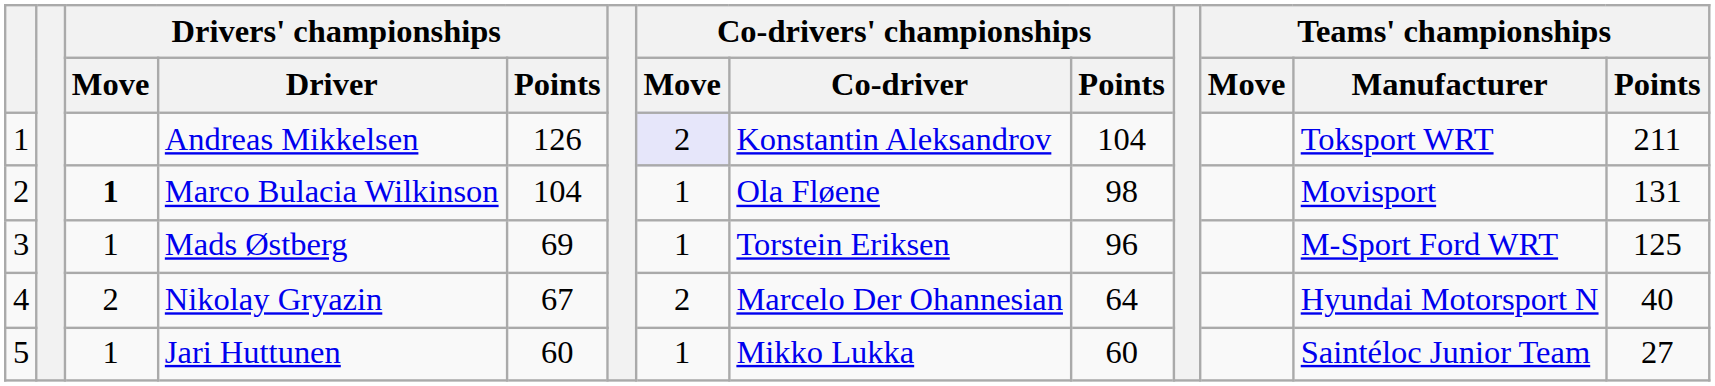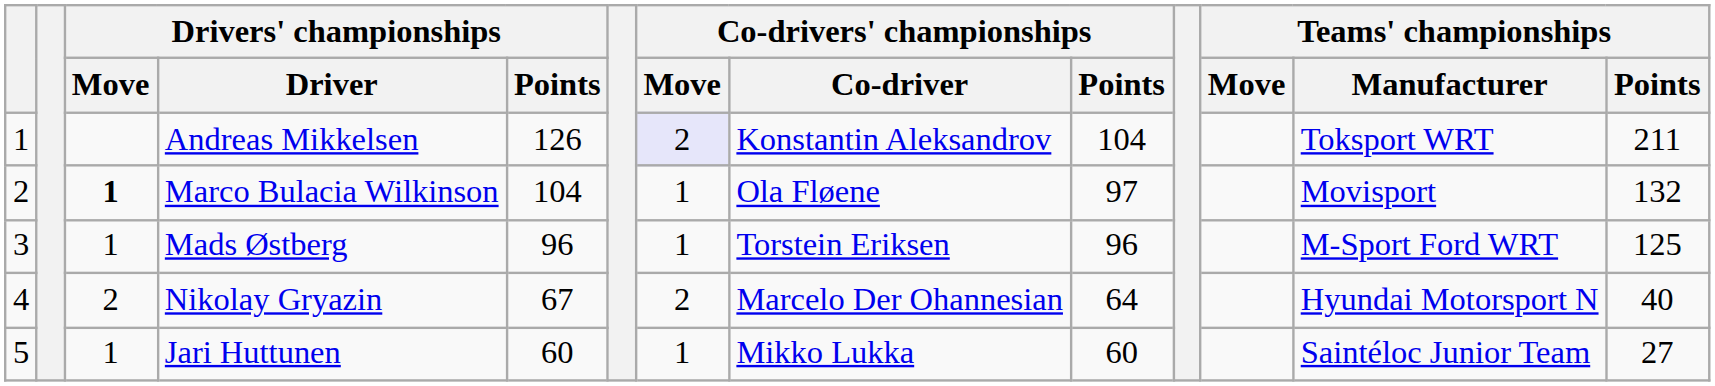(1122, 191) 98 -> (1122, 191) 97
(1657, 191) 131 -> (1657, 191) 132
(557, 245) 69 -> (557, 245) 96
